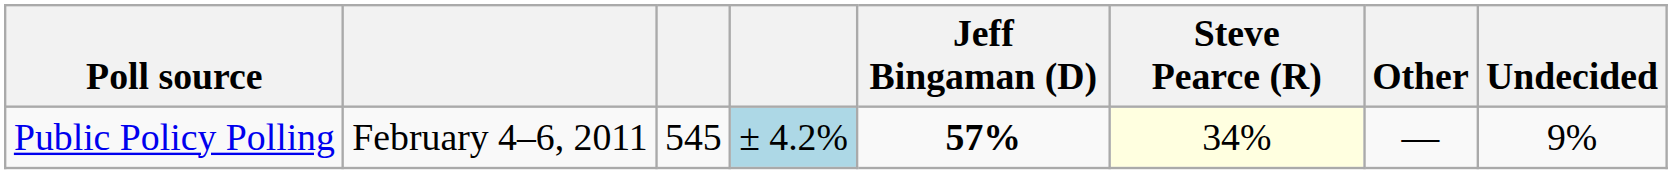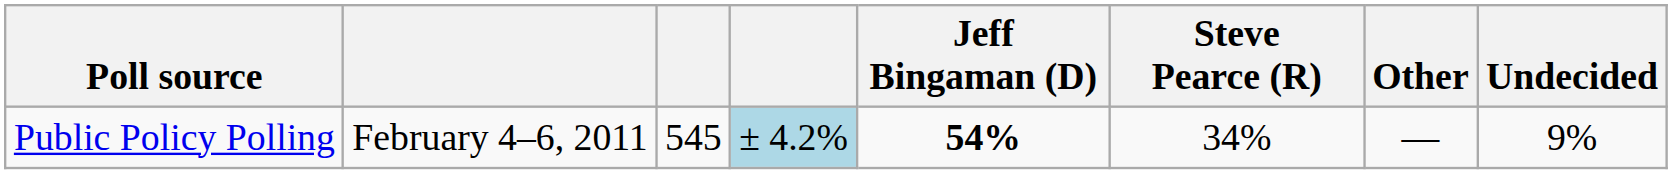(983, 136) 57% -> (983, 136) 54%
(1237, 136) lightyellow background -> (1237, 136) no background
